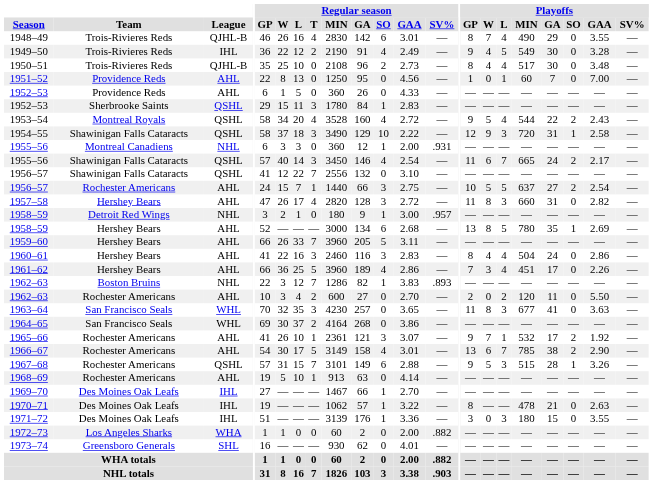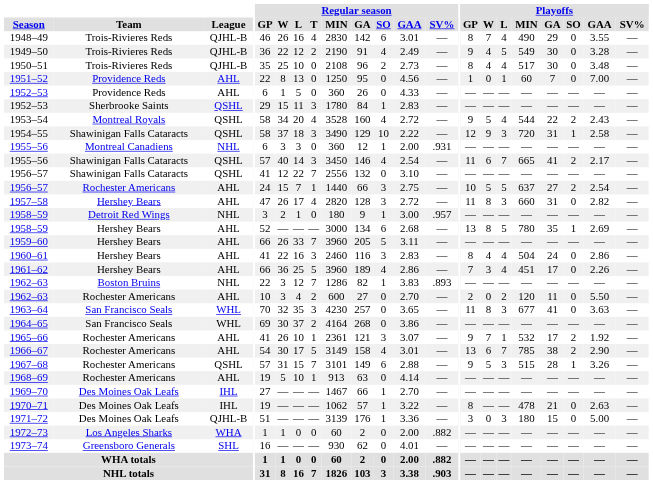(229, 51) IHL -> (229, 51) QJHL-B
(552, 160) 24 -> (552, 160) 41
(229, 418) IHL -> (229, 418) QJHL-B
(600, 418) 3.55 -> (600, 418) 5.00
